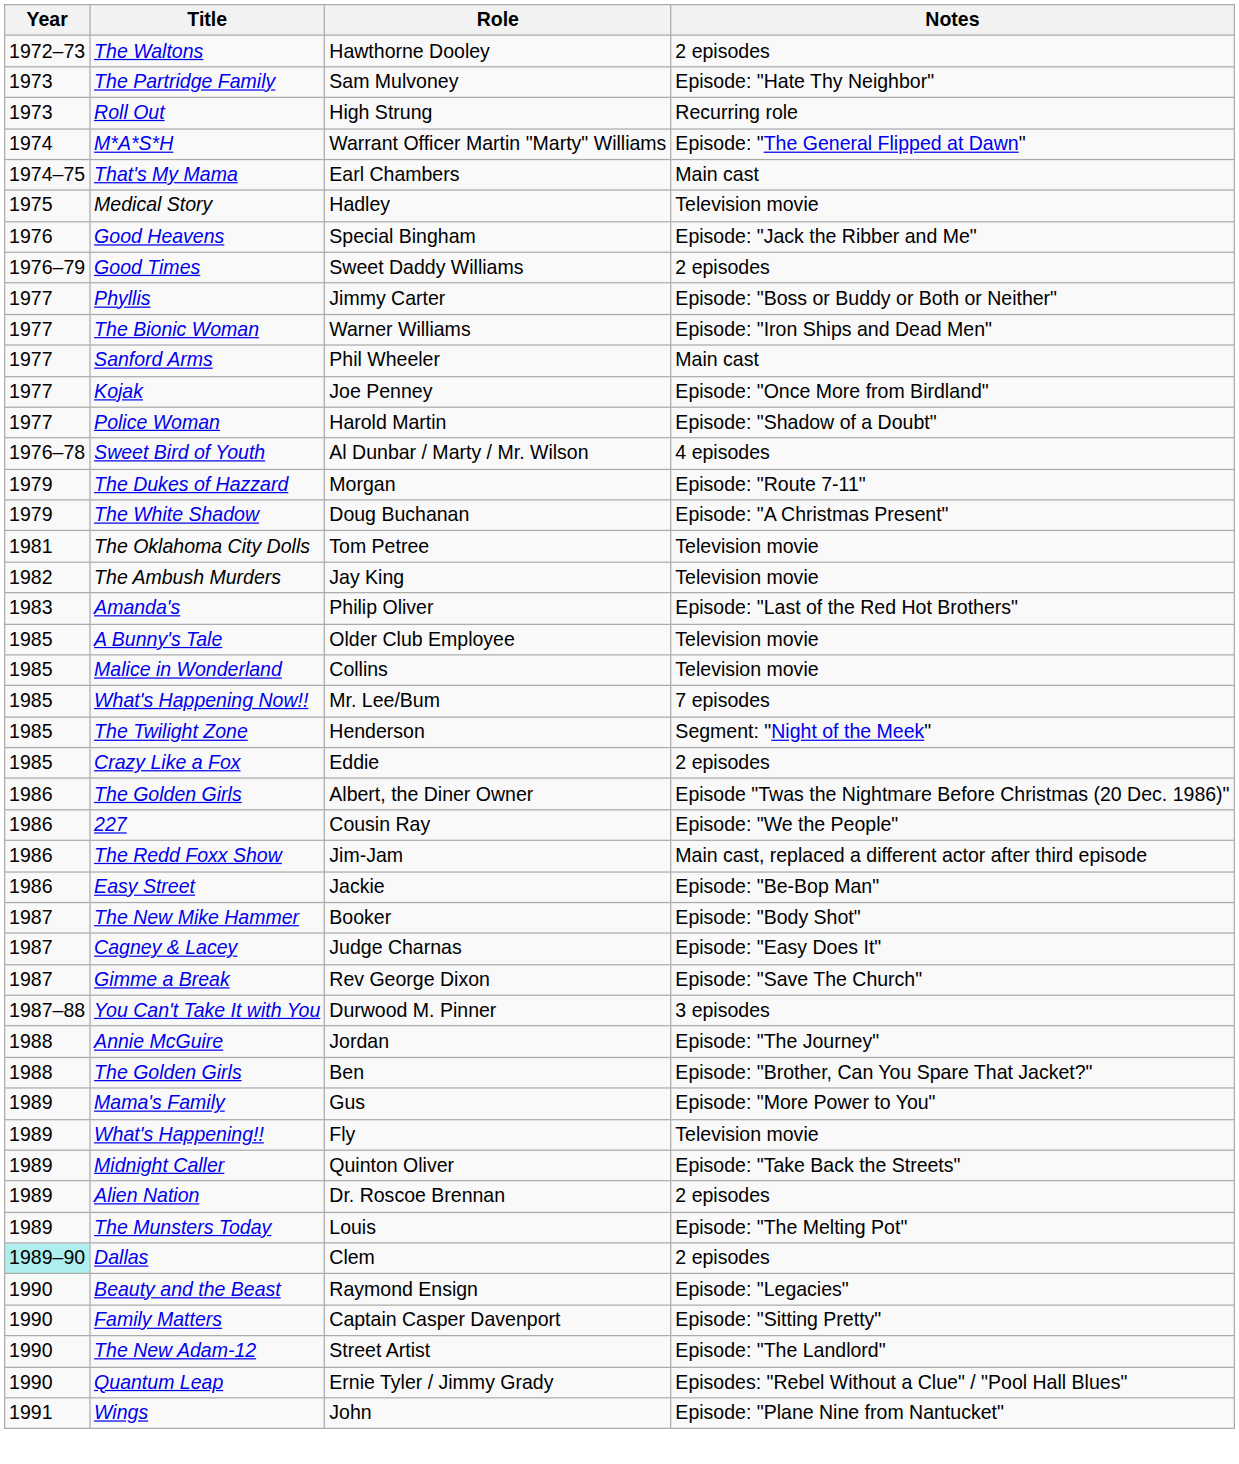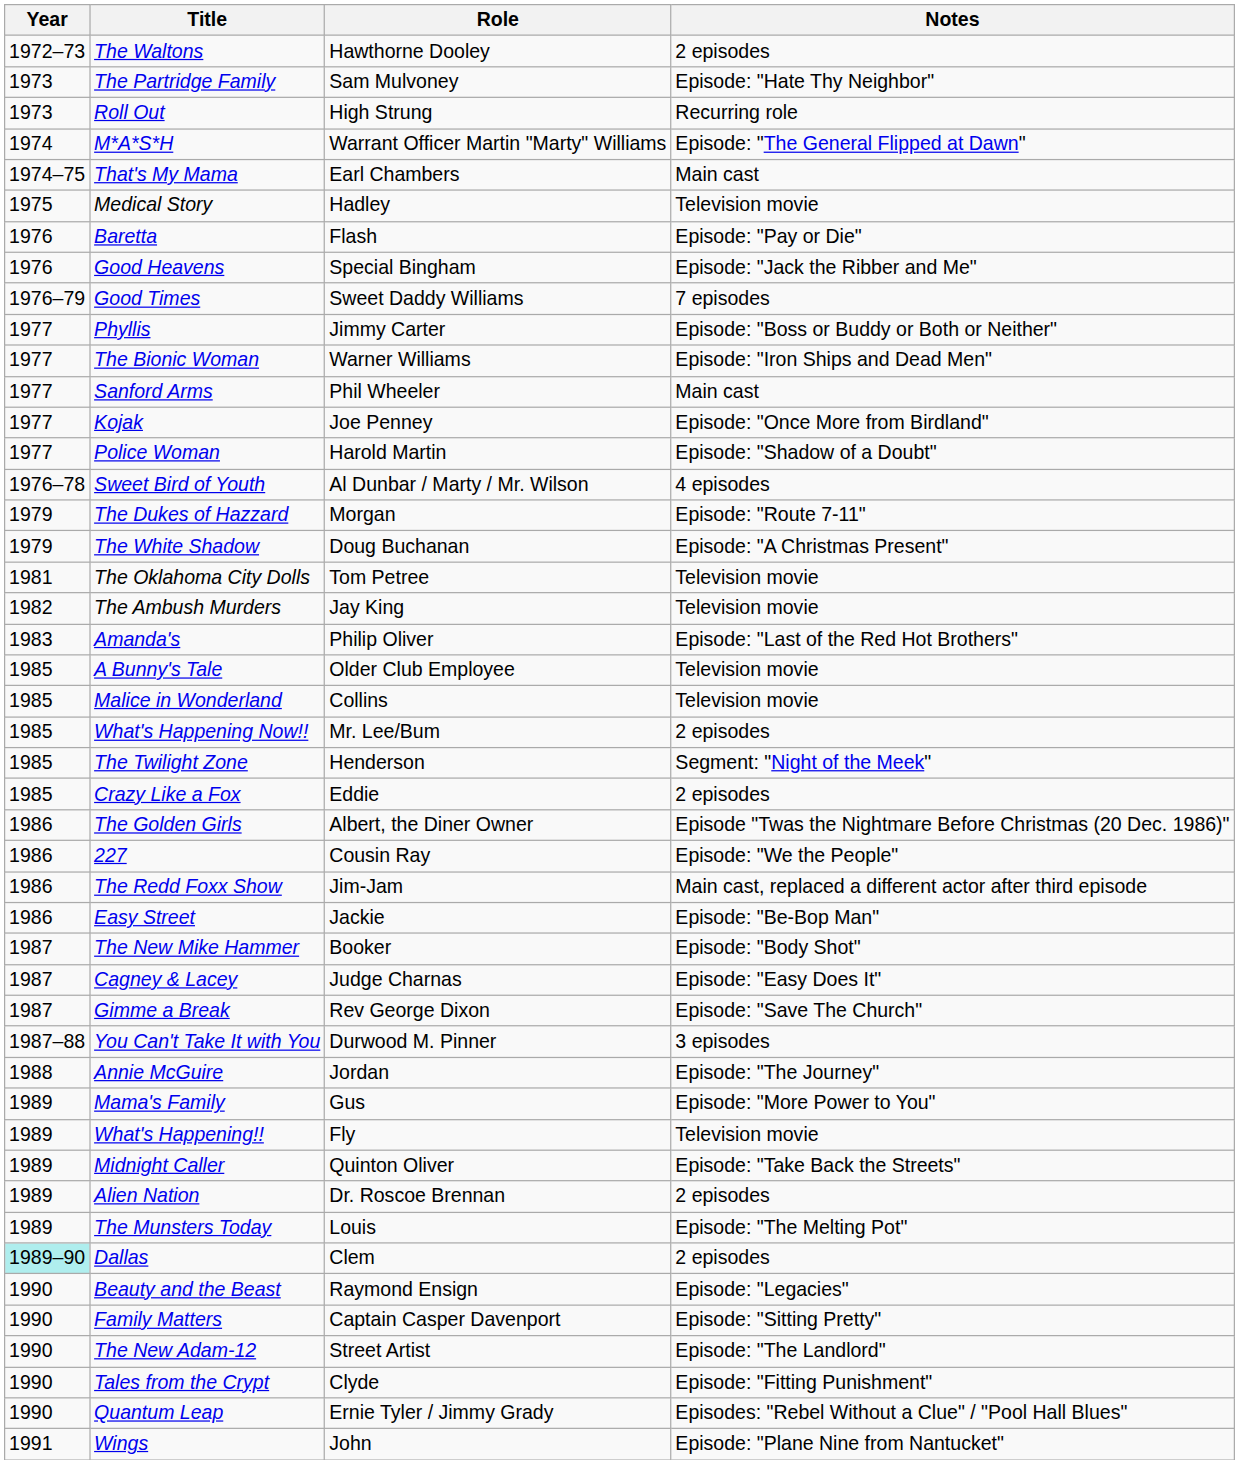+ row: (353, 236)
(723, 267) 2 episodes -> (723, 298) 7 episodes
(723, 701) 7 episodes -> (723, 732) 2 episodes
- row: (347, 1072)
+ row: (354, 1382)
